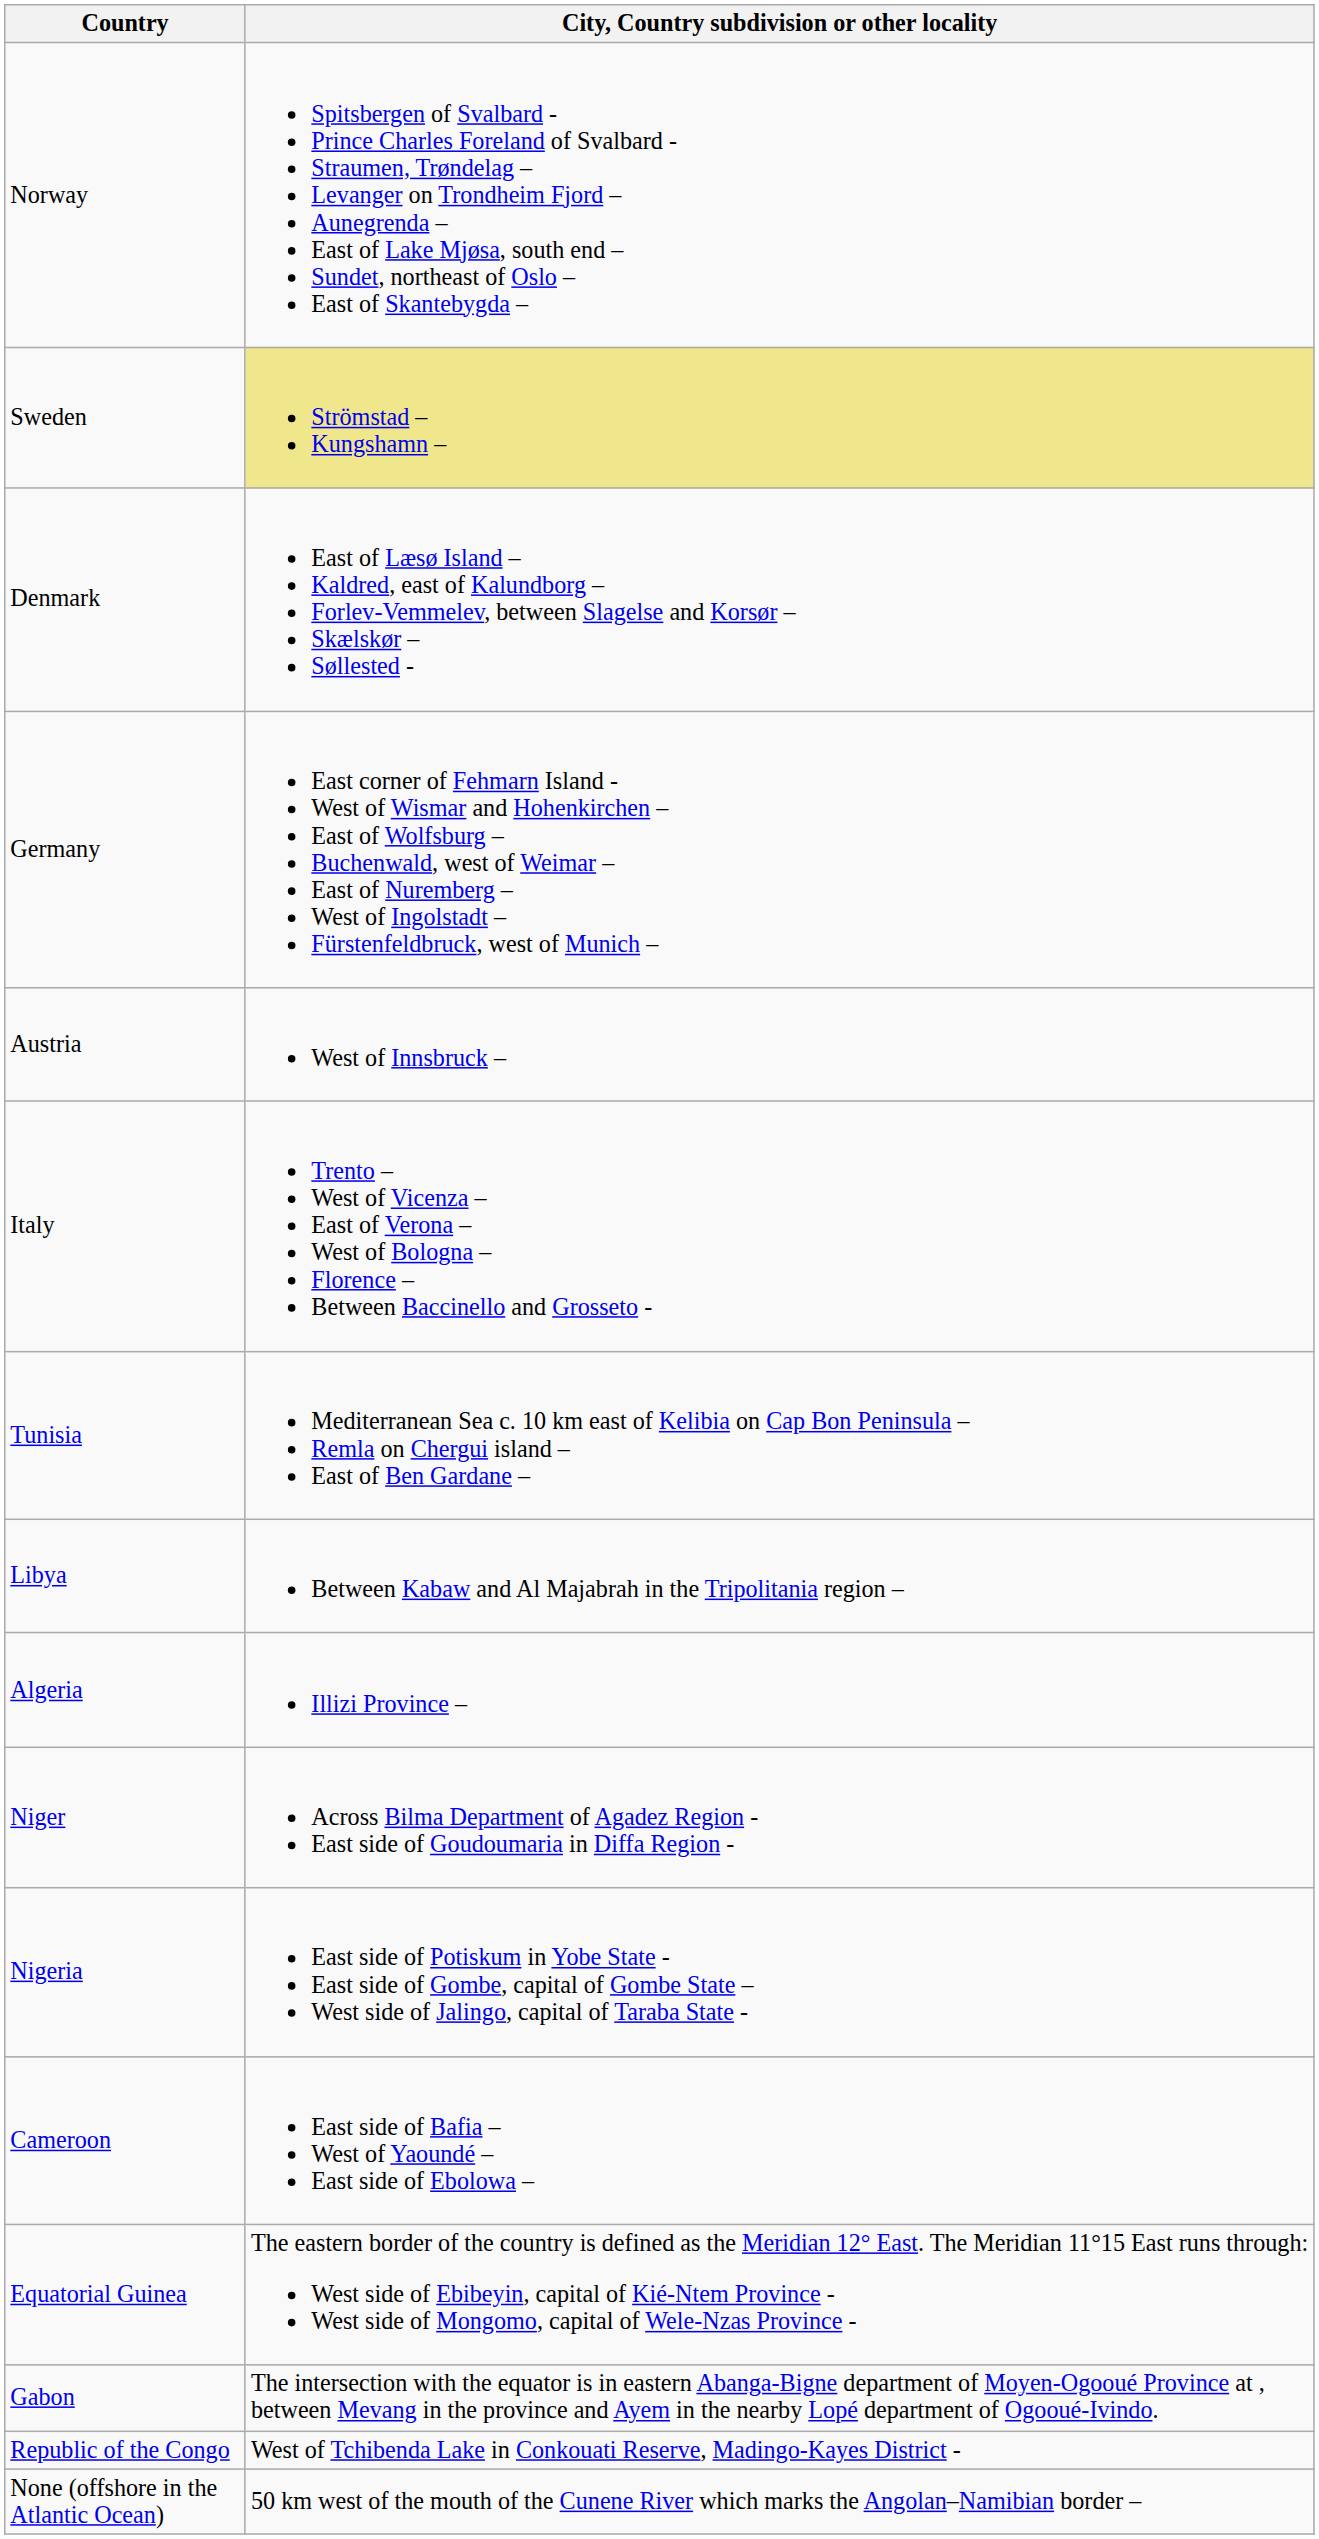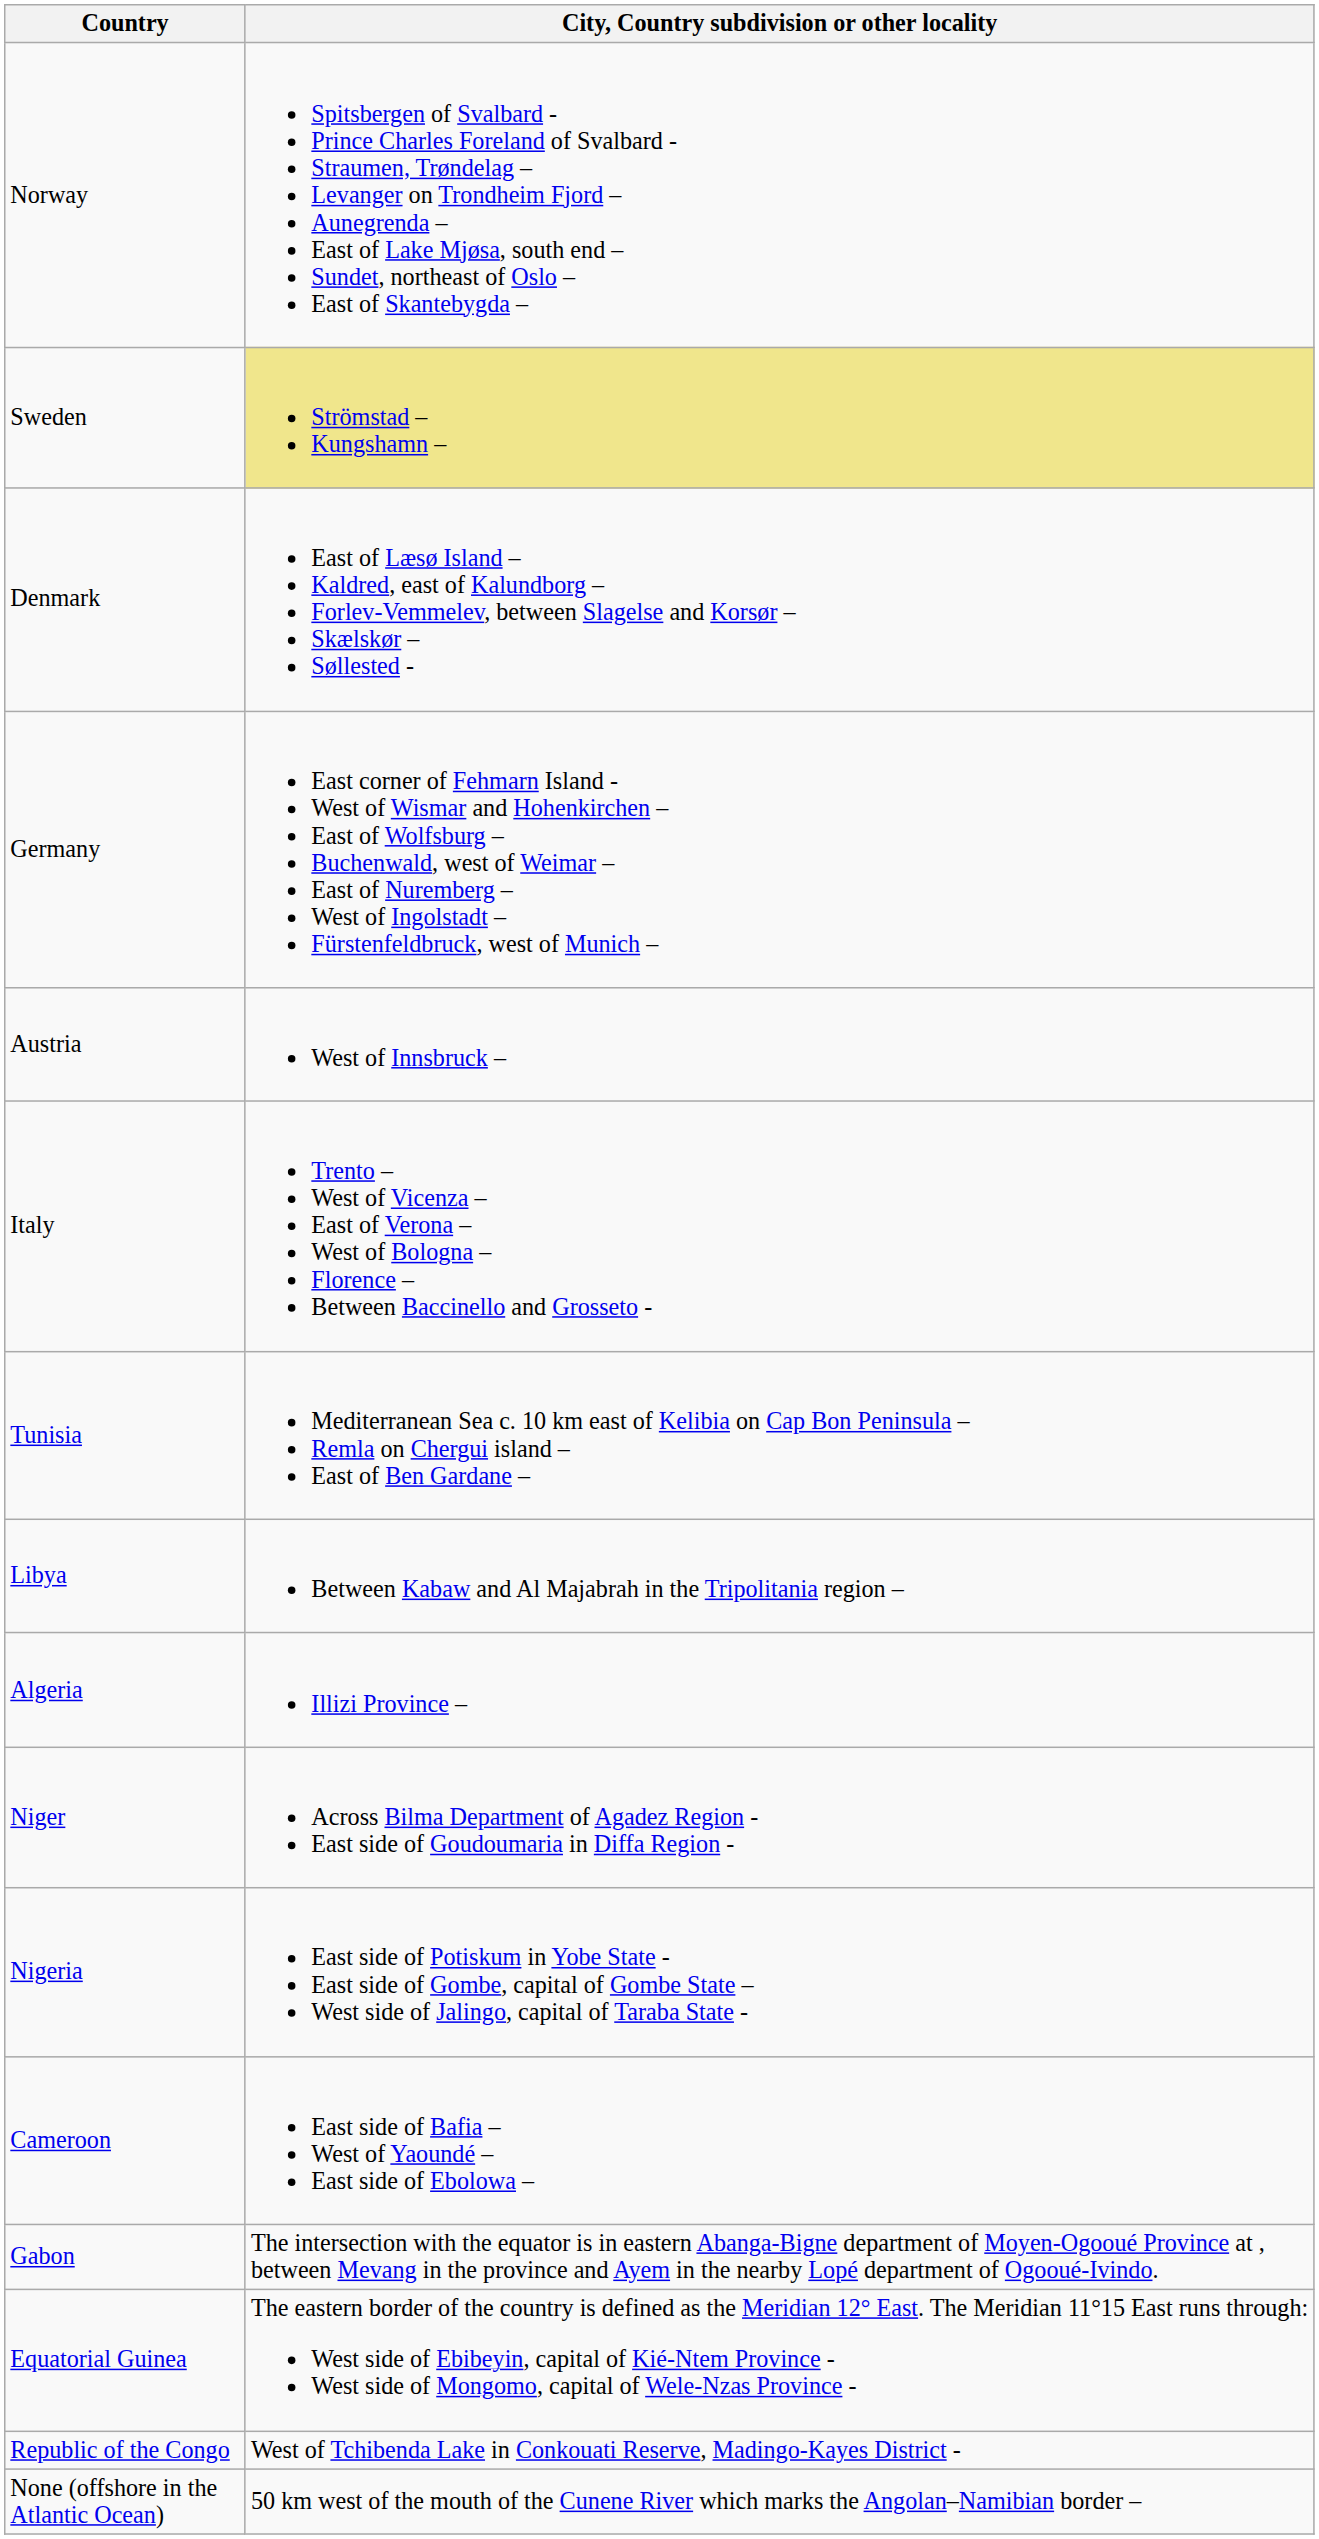rows swapped: (99, 2294) <-> (43, 2397)
